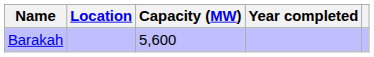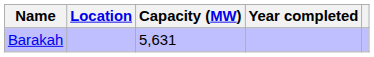(158, 39) 5,600 -> (158, 39) 5,631
